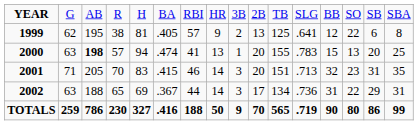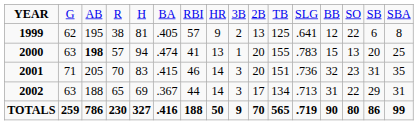(307, 71) .713 -> (307, 71) .736
(307, 91) .736 -> (307, 91) .713
